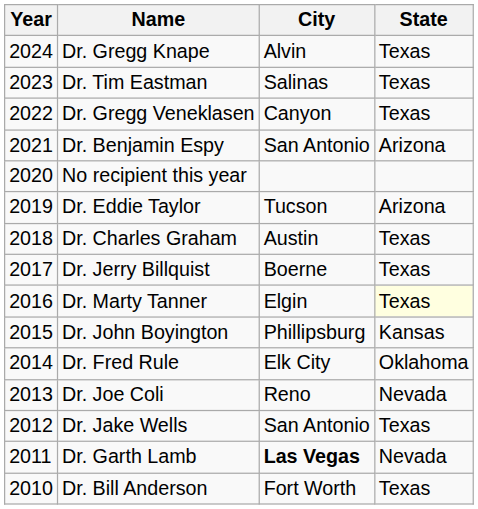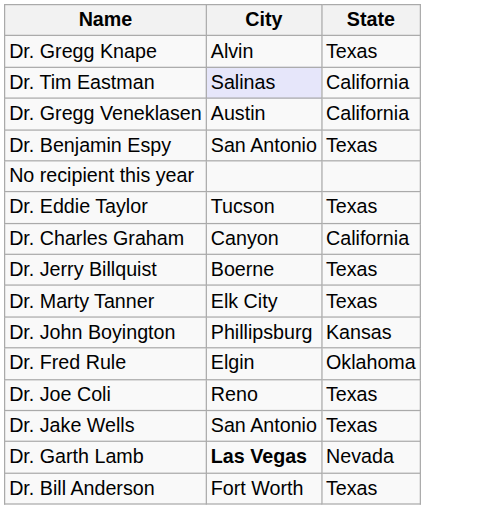- column: (31, 20)
(296, 82) no background -> (243, 82) lavender background
(405, 82) Texas -> (368, 82) California
(298, 113) Canyon -> (238, 113) Austin
(405, 113) Texas -> (368, 113) California
(412, 144) Arizona -> (352, 144) Texas
(412, 207) Arizona -> (352, 207) Texas
(291, 238) Austin -> (245, 238) Canyon
(405, 238) Texas -> (368, 238) California
(286, 301) Elgin -> (244, 301) Elk City
(405, 301) lightyellow background -> (352, 301) no background
(297, 363) Elk City -> (233, 363) Elgin
(413, 394) Nevada -> (352, 394) Texas
